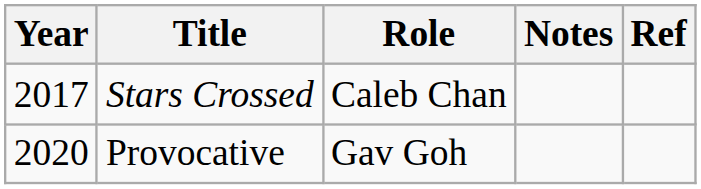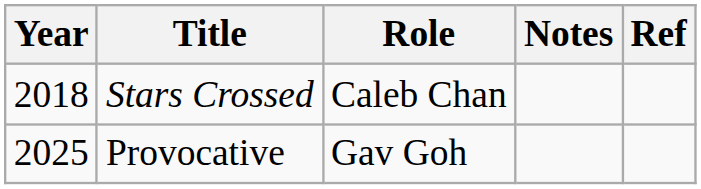(51, 93) 2017 -> (51, 93) 2018
(51, 152) 2020 -> (51, 152) 2025
